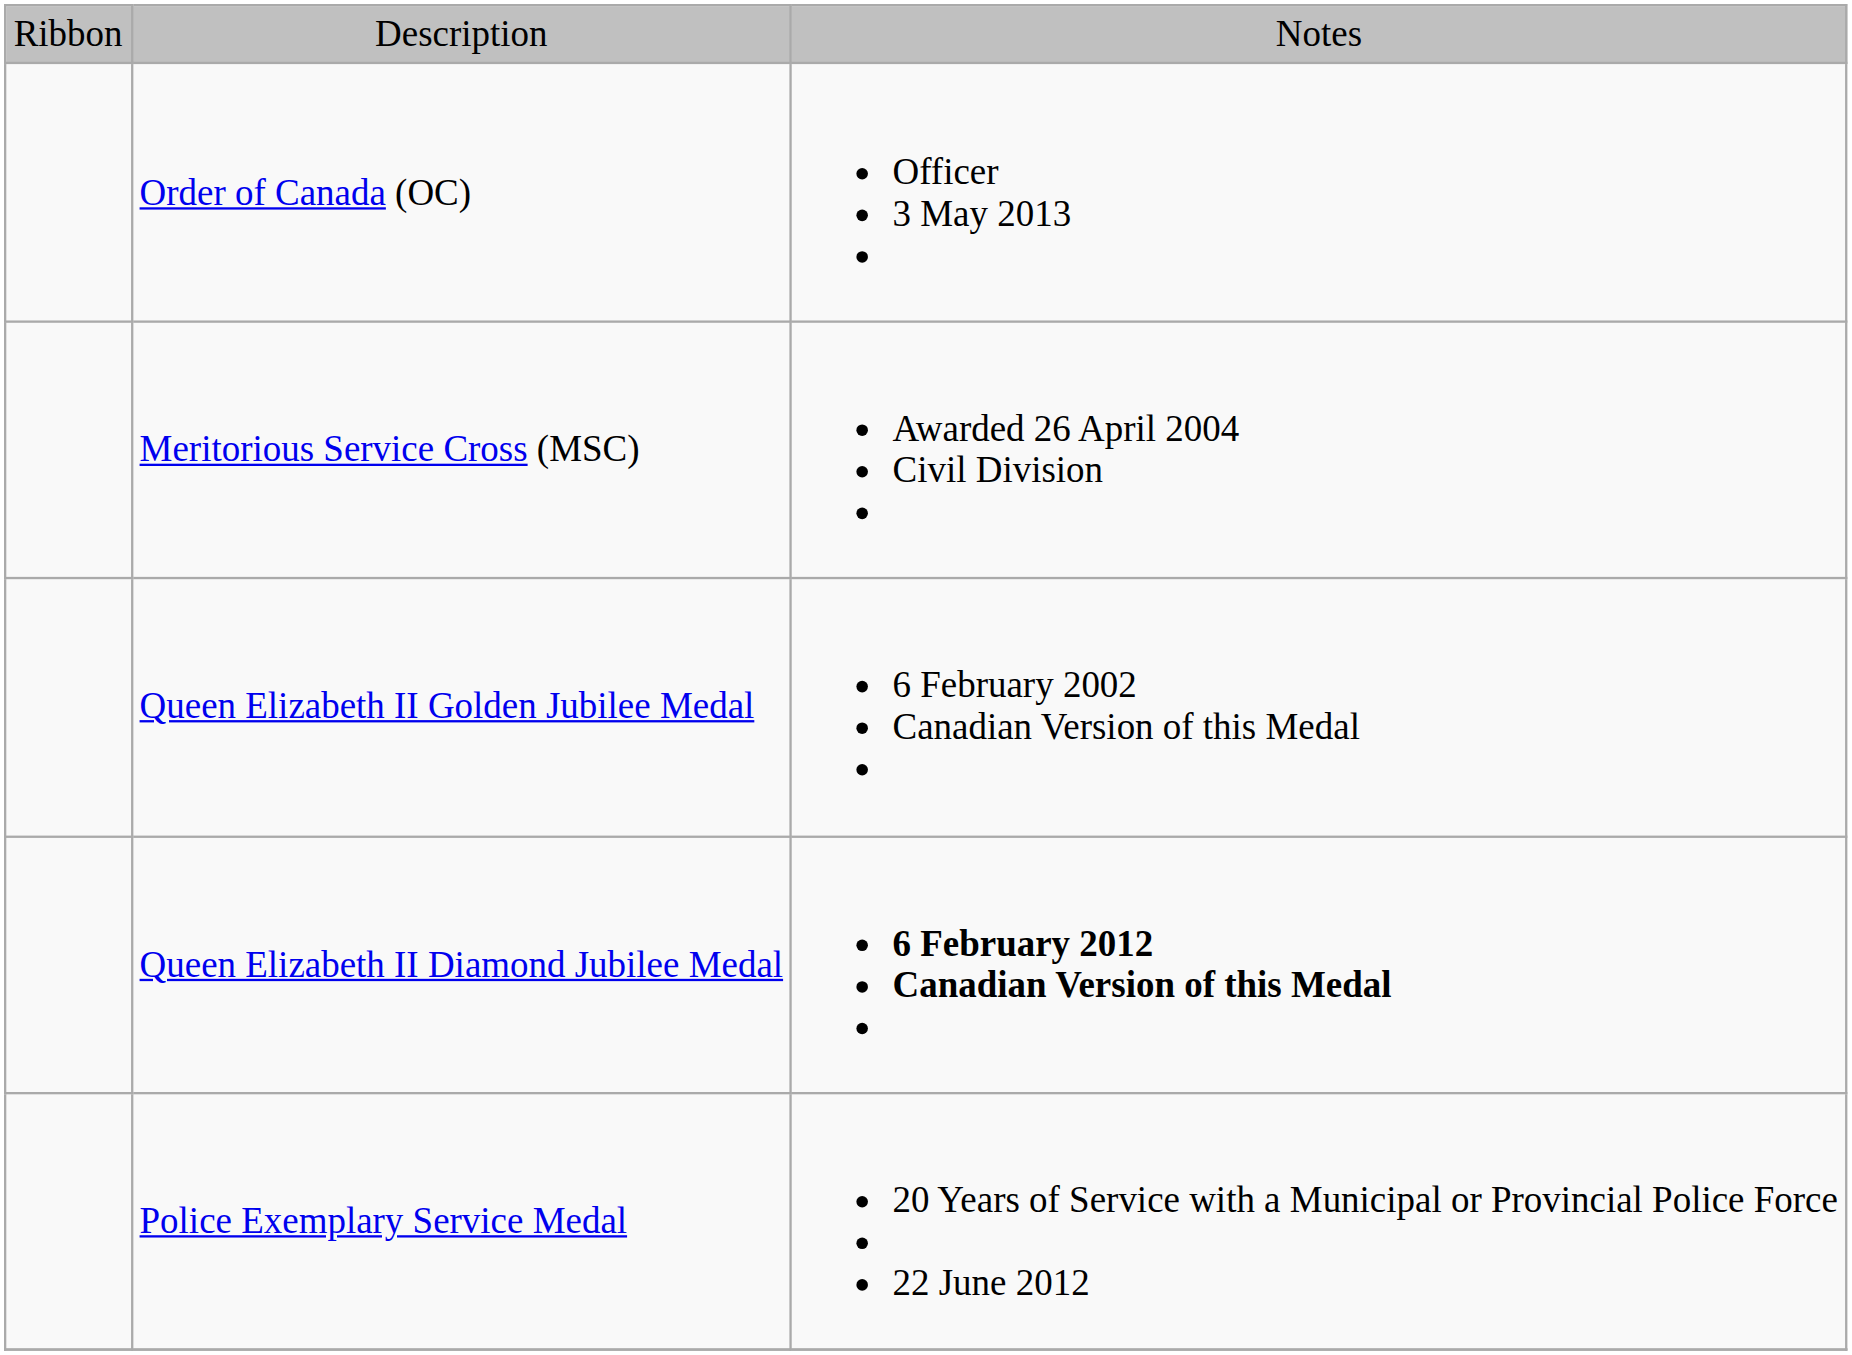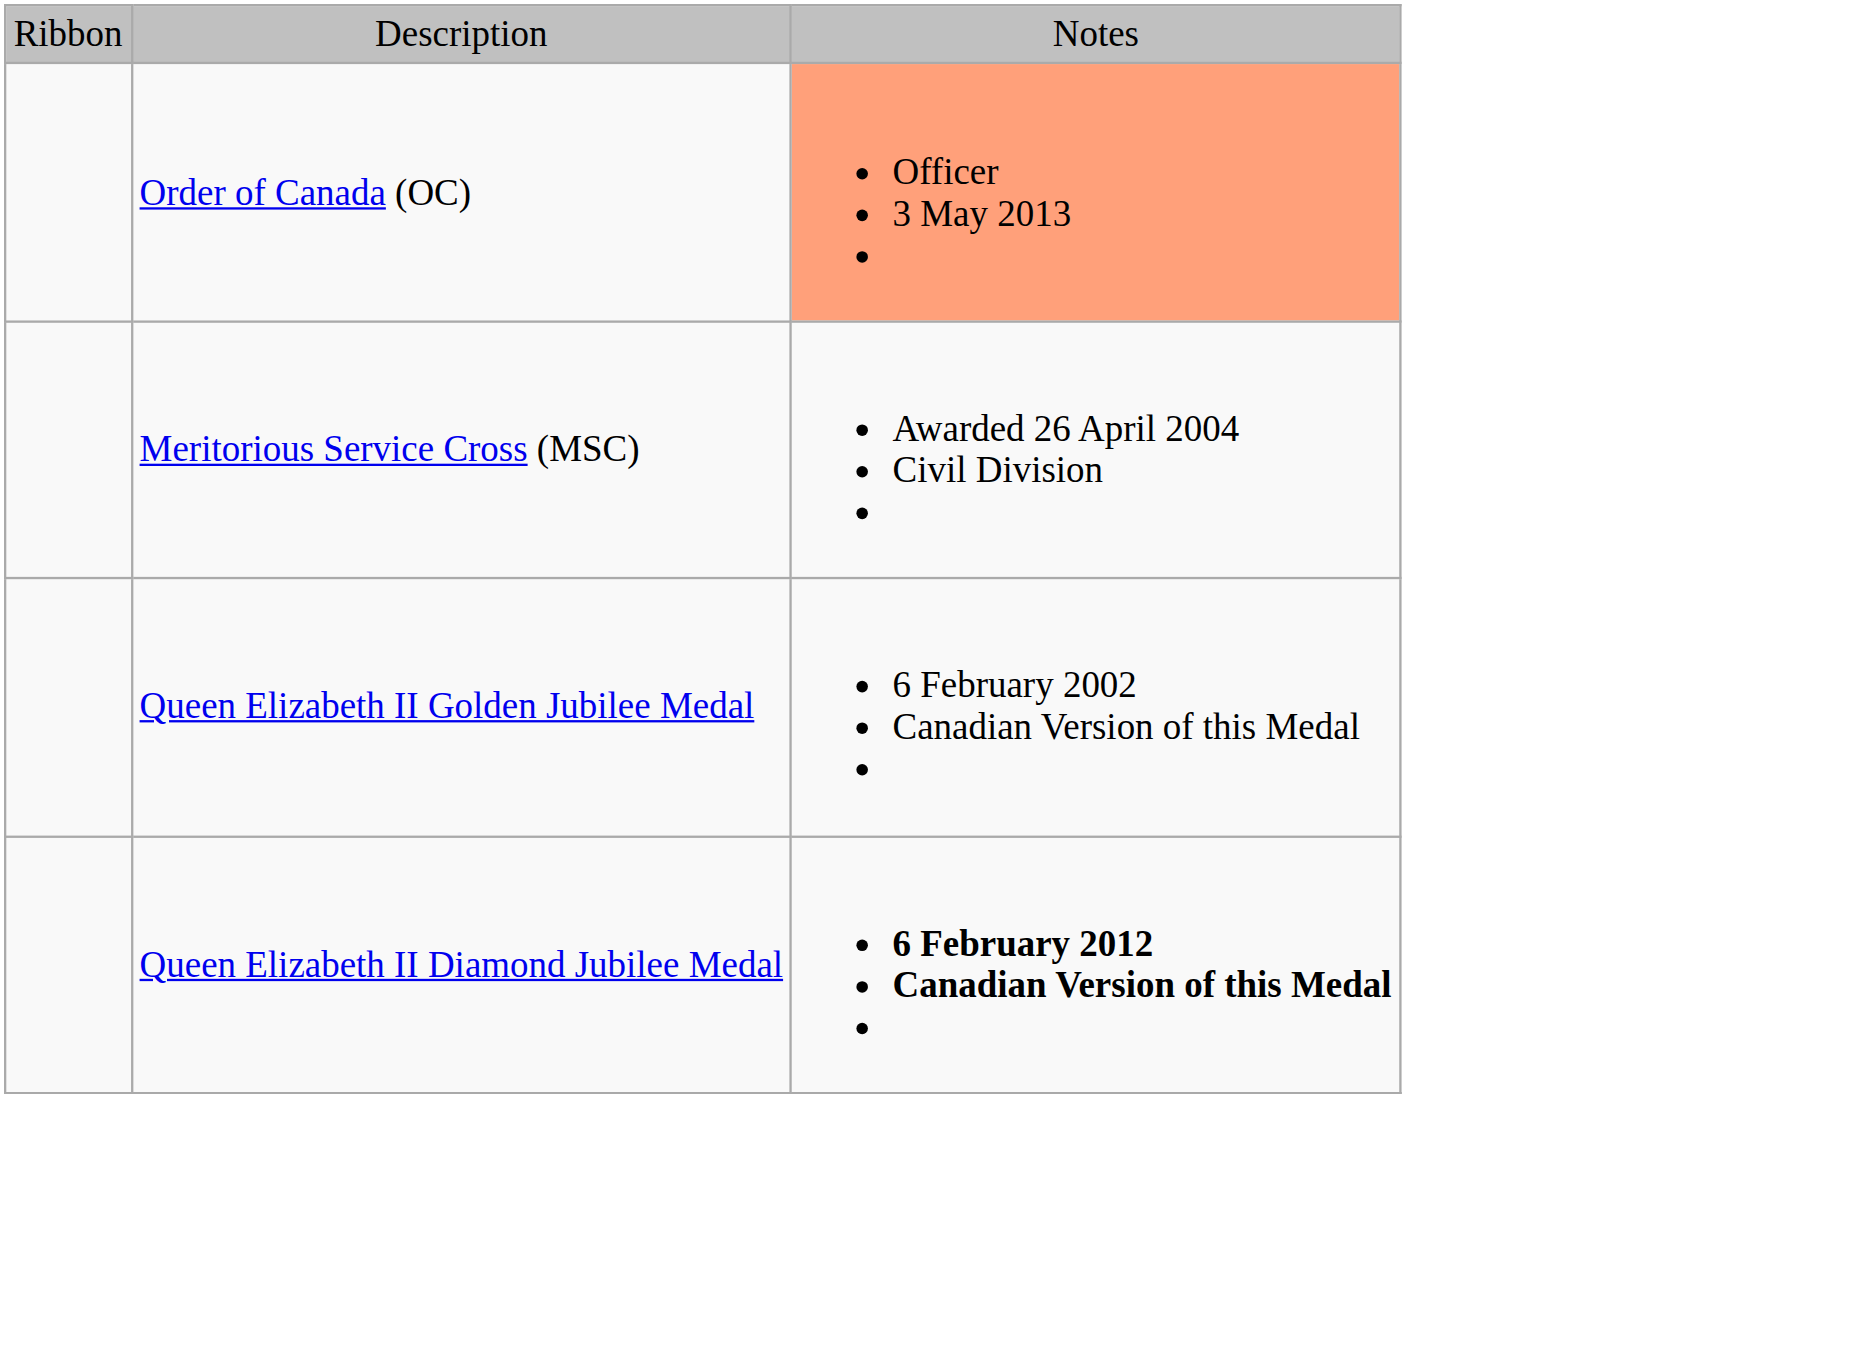(1319, 213) no background -> (1096, 213) lightsalmon background
- row: (383, 1220)
